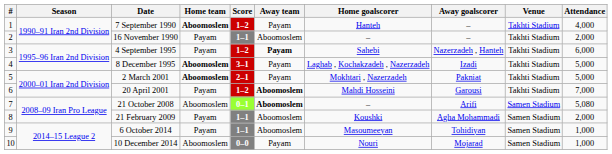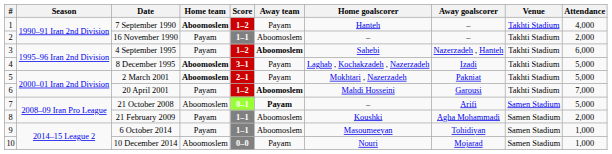(280, 51) Payam -> (280, 51) Aboomoslem
(280, 103) Aboomoslem -> (280, 103) Payam
(585, 103) 5,080 -> (585, 103) 5,000
